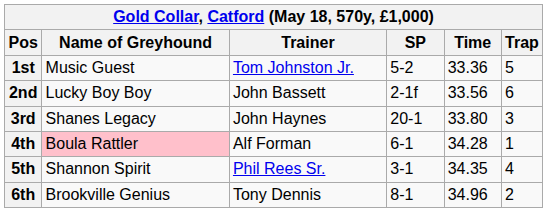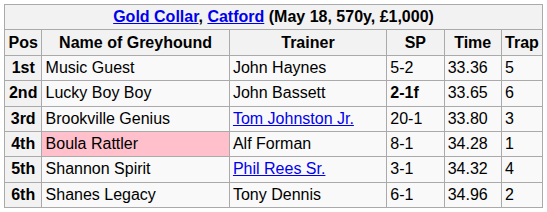(293, 67) Tom Johnston Jr. -> (280, 67) John Haynes
(404, 93) normal -> (405, 93) bold
(468, 93) 33.56 -> (468, 93) 33.65
(101, 118) Shanes Legacy -> (108, 118) Brookville Genius
(280, 118) John Haynes -> (293, 118) Tom Johnston Jr.
(402, 144) 6-1 -> (402, 144) 8-1
(468, 169) 34.35 -> (468, 169) 34.32
(108, 194) Brookville Genius -> (101, 194) Shanes Legacy
(402, 194) 8-1 -> (402, 194) 6-1
